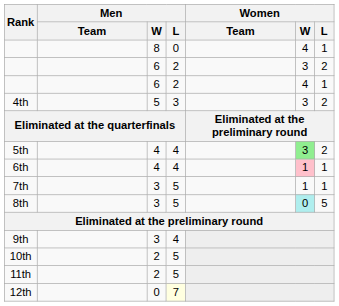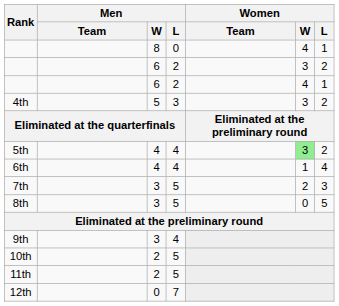(305, 168) pink background -> (305, 168) no background
(324, 168) 1 -> (324, 168) 4
(305, 185) 1 -> (305, 185) 2
(324, 185) 1 -> (324, 185) 3
(305, 203) paleturquoise background -> (305, 203) no background
(176, 292) lightyellow background -> (176, 292) no background
